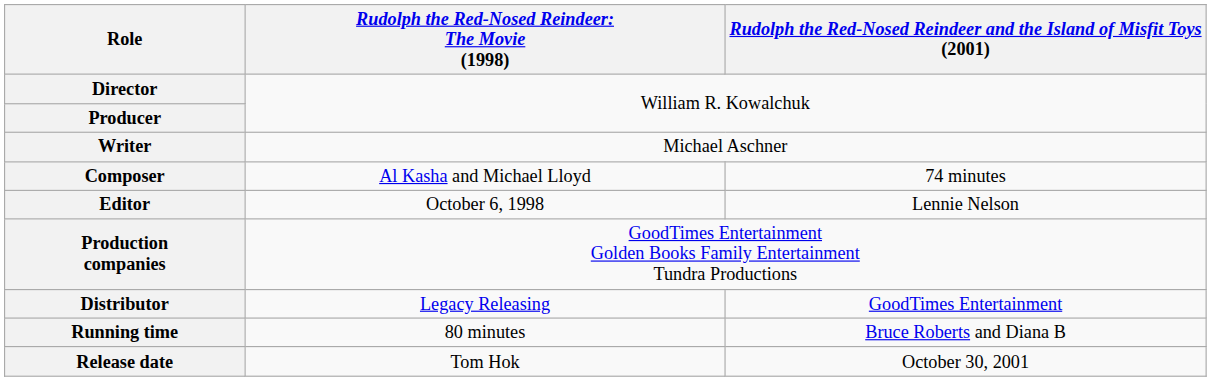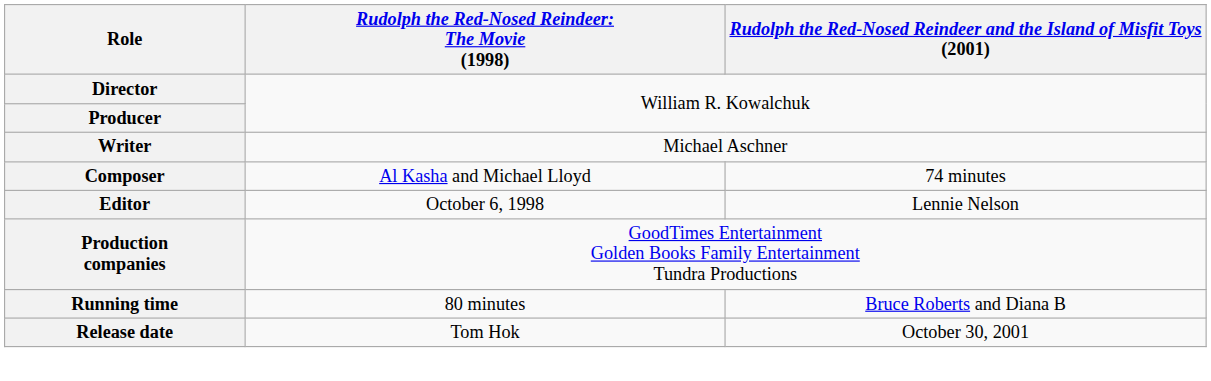- row: (125, 303)
